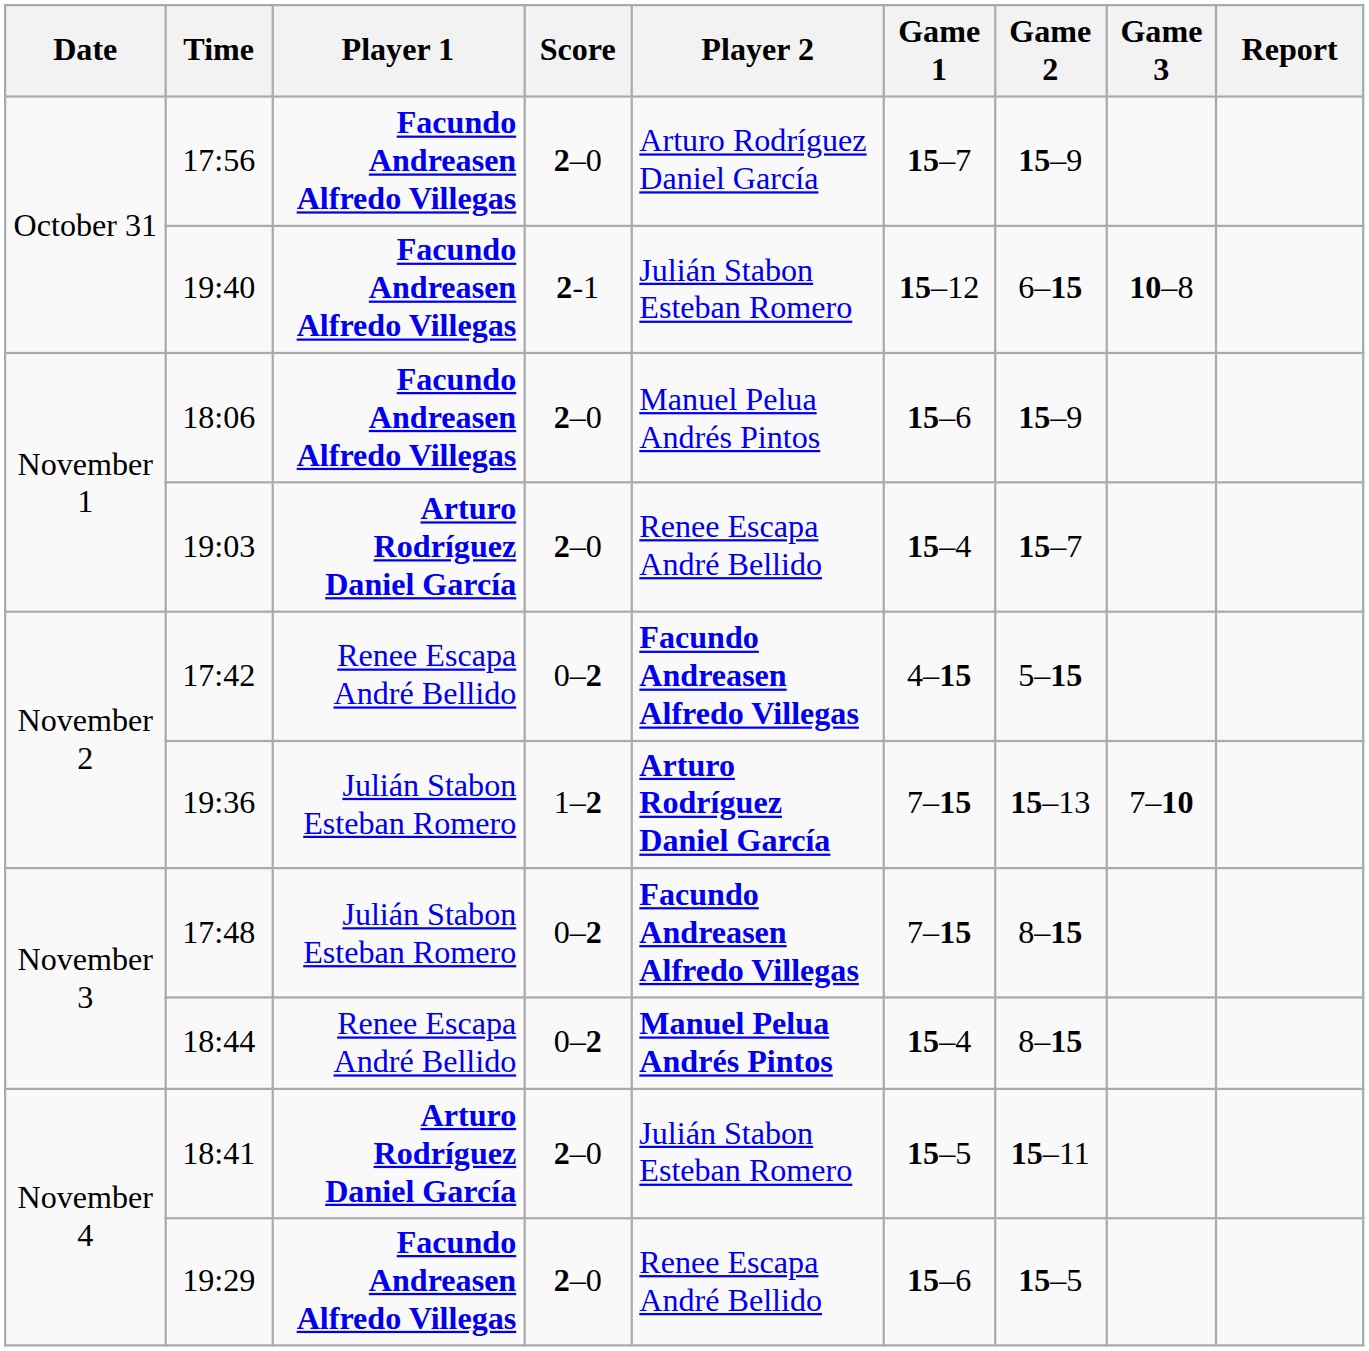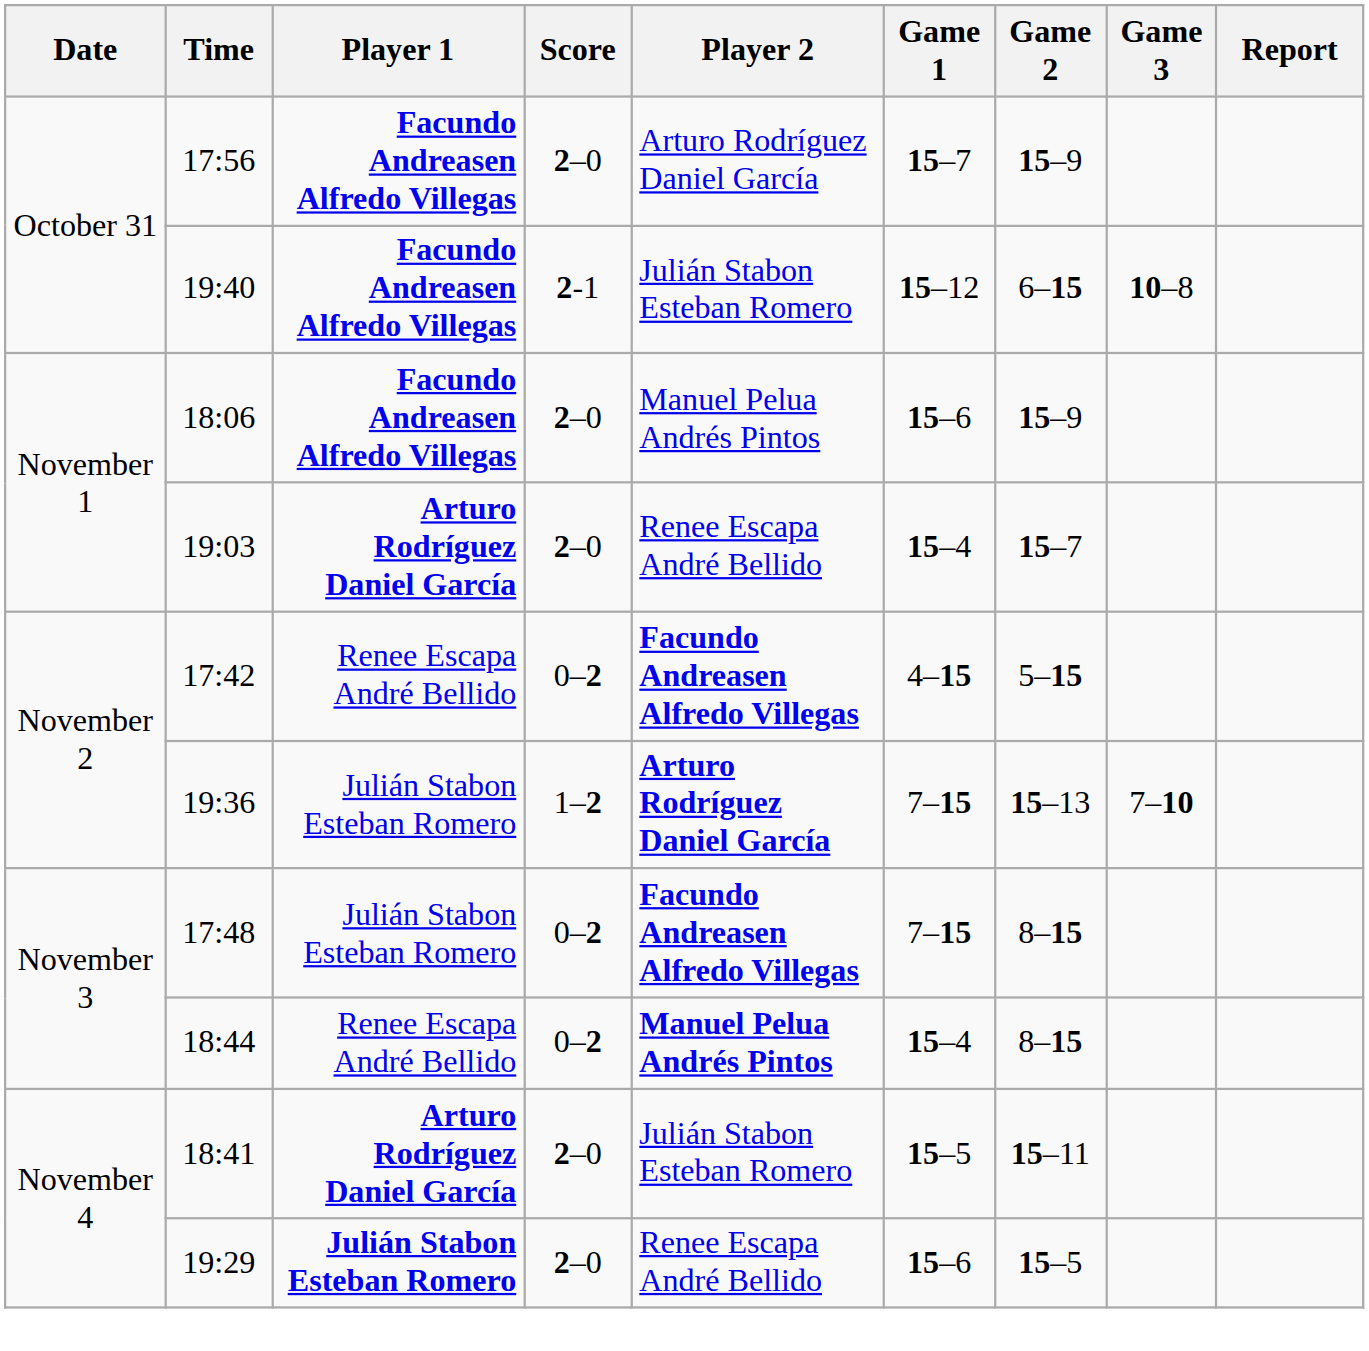(406, 1281) Facundo Andreasen Alfredo Villegas -> (402, 1262) Julián Stabon Esteban Romero
